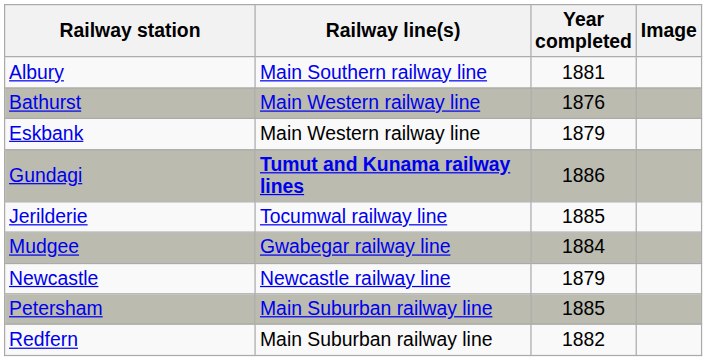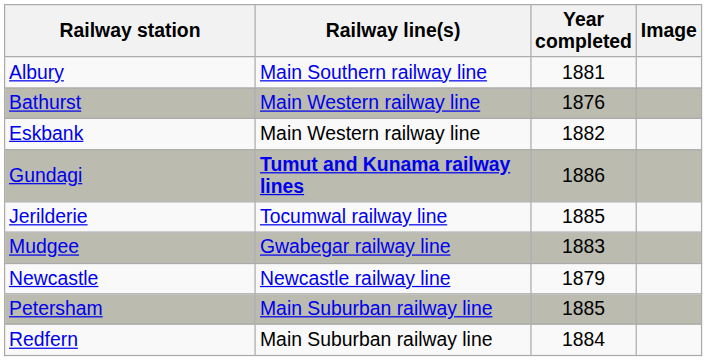(584, 133) 1879 -> (584, 133) 1882
(584, 247) 1884 -> (584, 247) 1883
(584, 339) 1882 -> (584, 339) 1884
